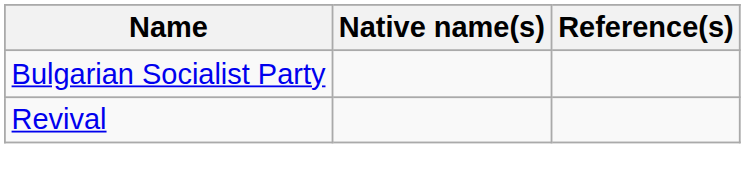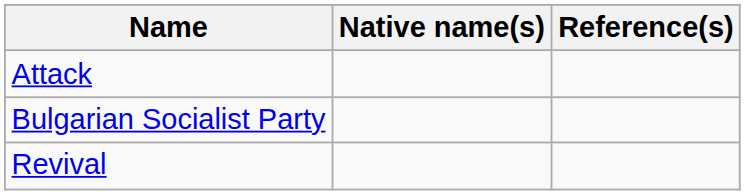+ row: (52, 73)
